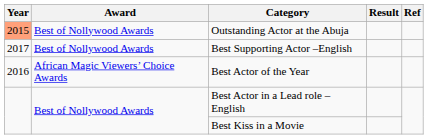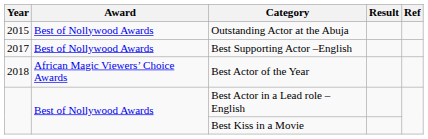(18, 30) lightsalmon background -> (18, 30) no background
(18, 71) 2016 -> (18, 71) 2018
